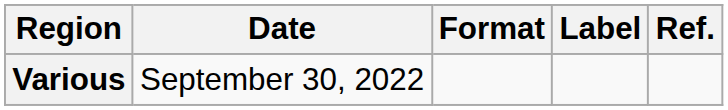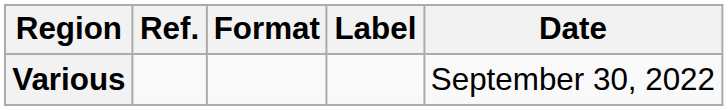columns swapped: (282, 29) <-> (685, 29)
